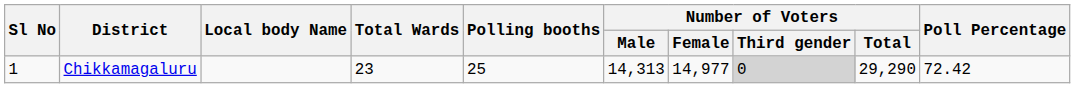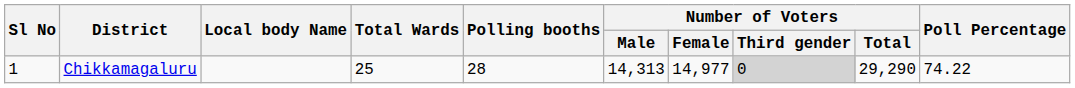(364, 69) 23 -> (364, 69) 25
(476, 69) 25 -> (476, 69) 28
(947, 69) 72.42 -> (947, 69) 74.22
